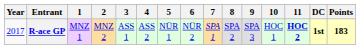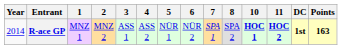- column: (252, 11)
(15, 31) 2017 -> (15, 31) 2014
(274, 31) normal -> (254, 31) bold
(341, 31) 183 -> (323, 31) 163
